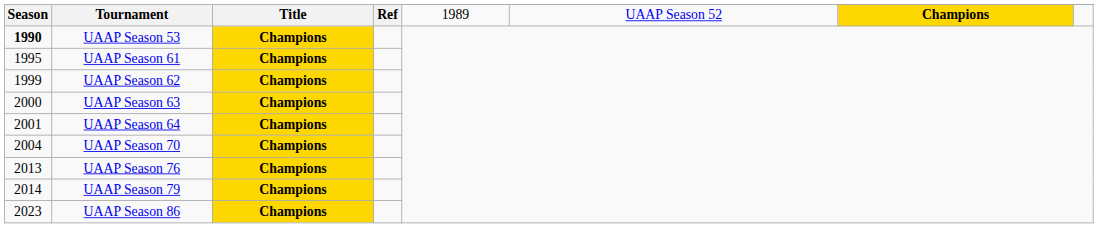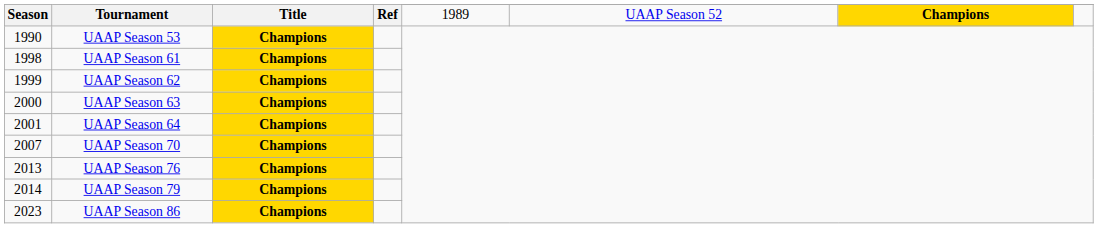(28, 37) bold -> (28, 37) normal
(28, 59) 1995 -> (28, 59) 1998
(28, 146) 2004 -> (28, 146) 2007
